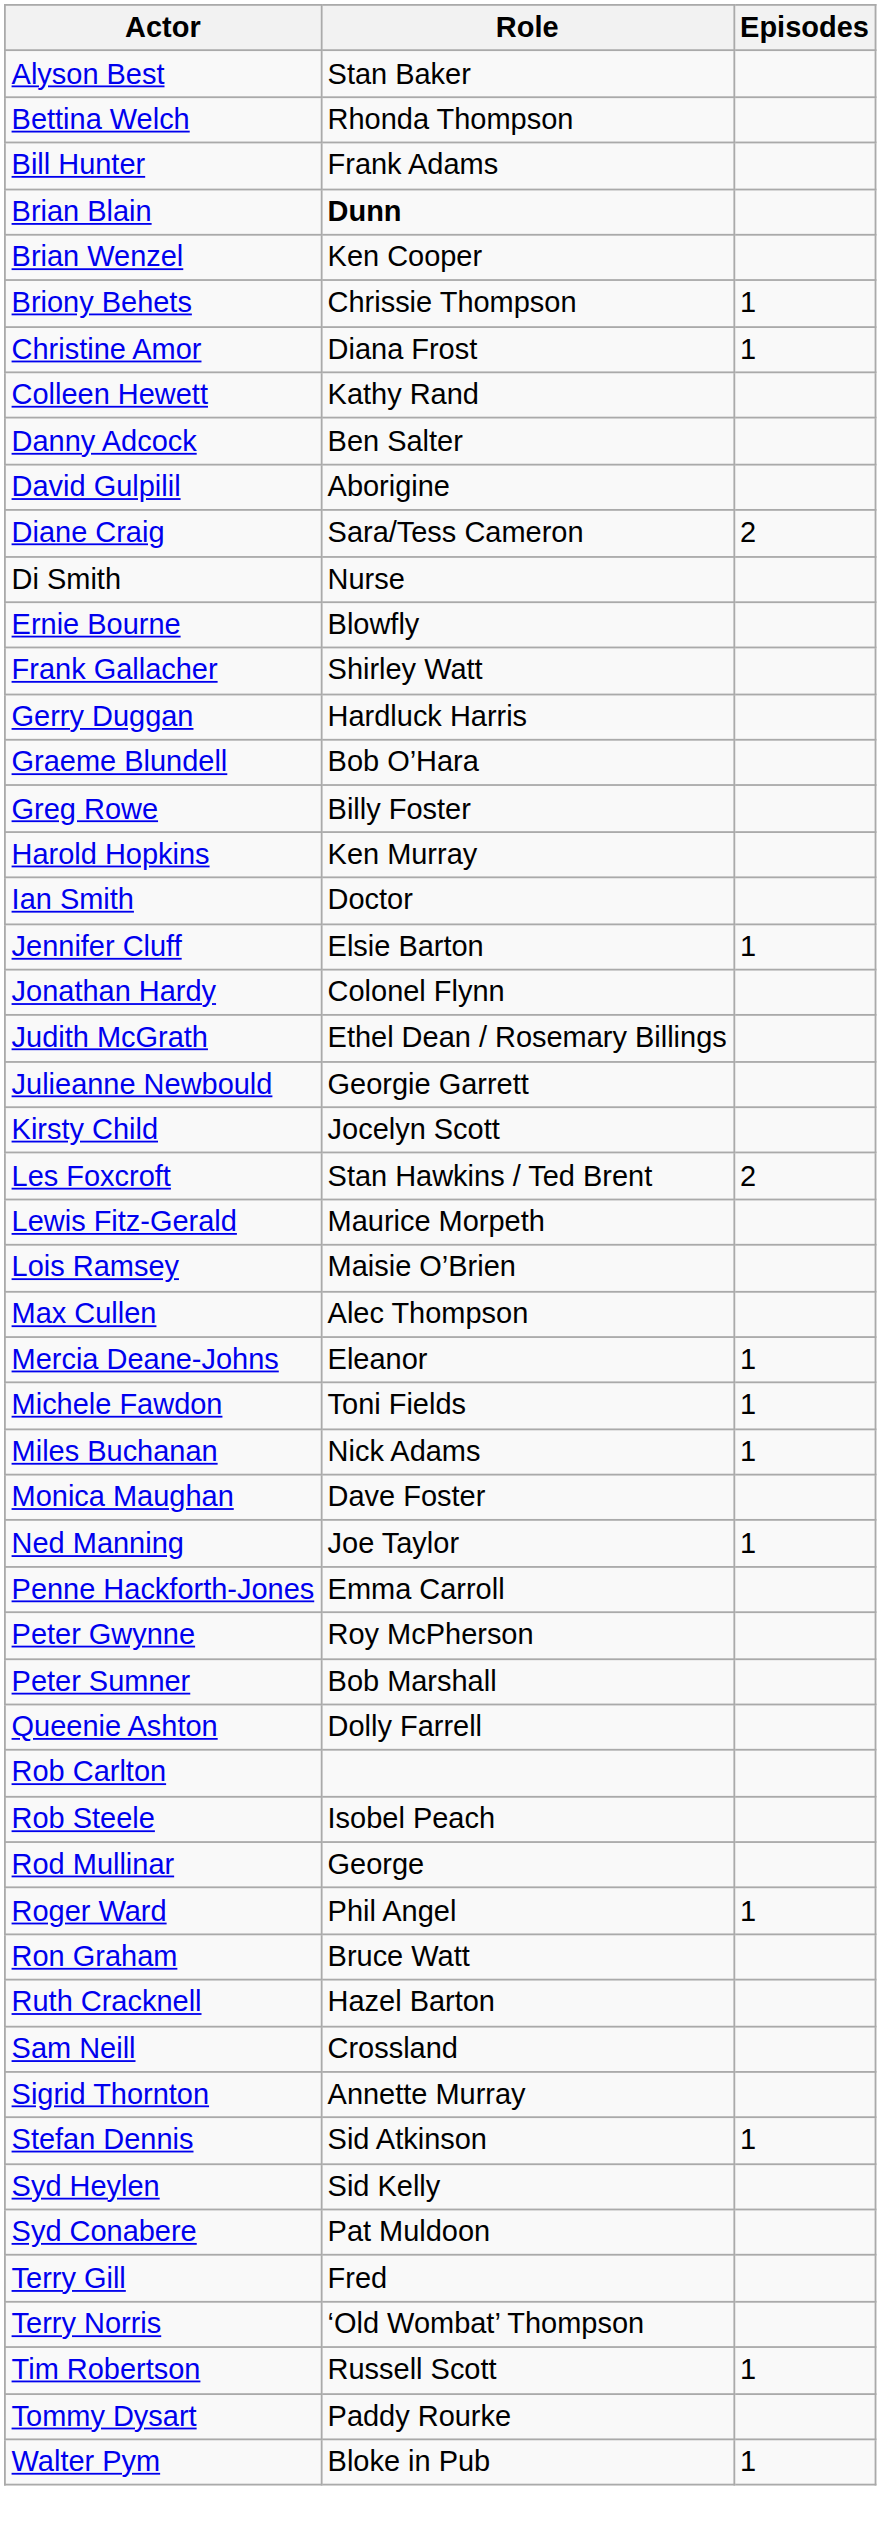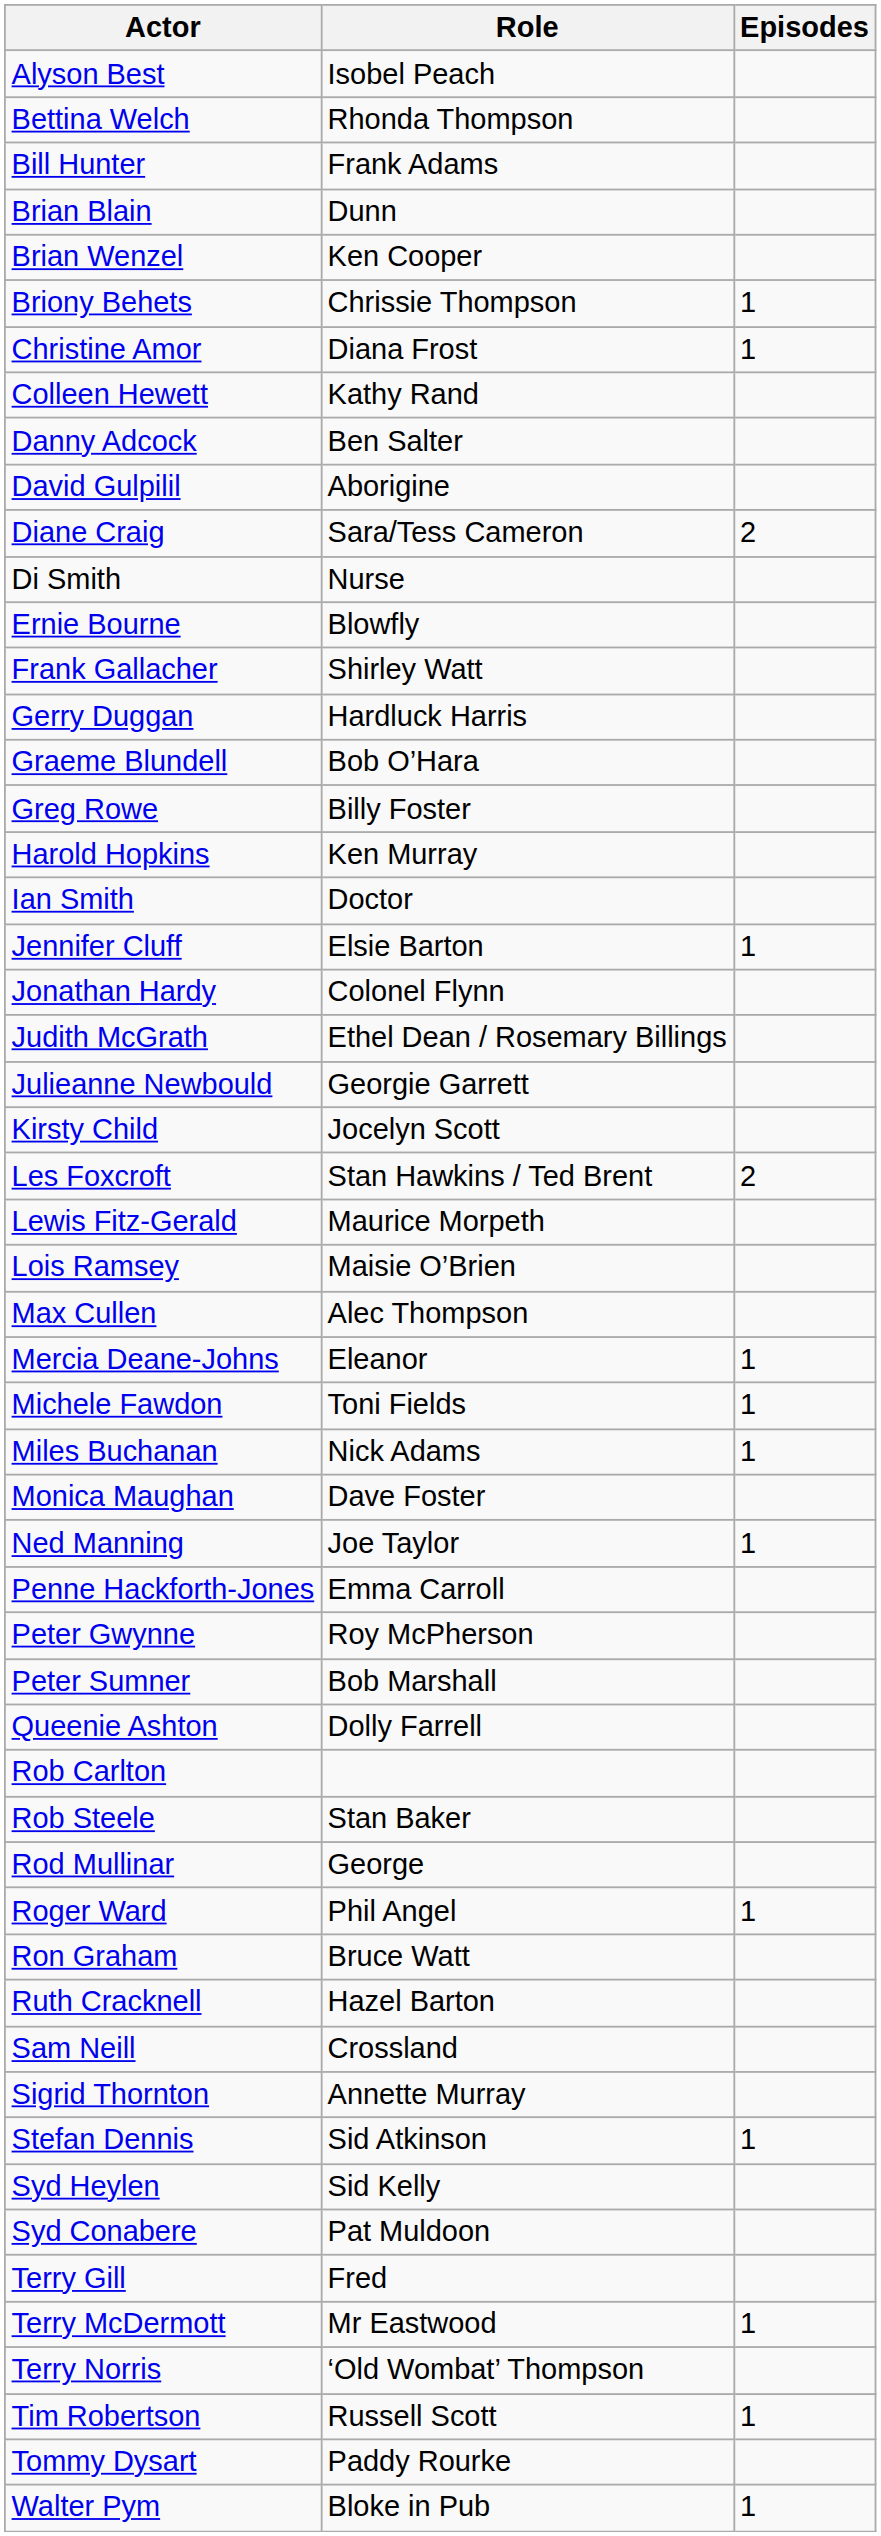(399, 73) Stan Baker -> (411, 73) Isobel Peach
(365, 211) bold -> (362, 211) normal
(411, 1818) Isobel Peach -> (399, 1818) Stan Baker
+ row: (119, 2323)
